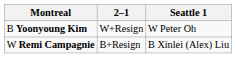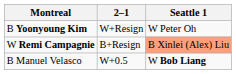(189, 45) no background -> (189, 45) lightsalmon background
+ row: (44, 61)
